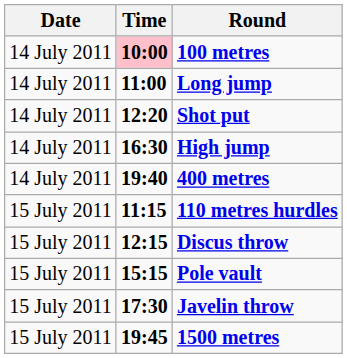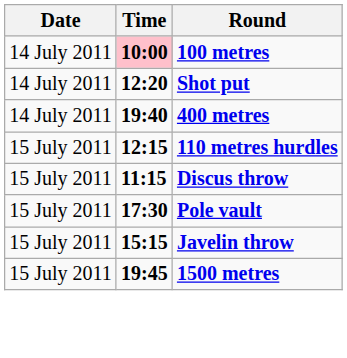- row: (224, 83)
- row: (223, 147)
(144, 210) 11:15 -> (144, 147) 12:15
(144, 242) 12:15 -> (144, 178) 11:15
(144, 274) 15:15 -> (144, 210) 17:30
(144, 305) 17:30 -> (144, 242) 15:15
